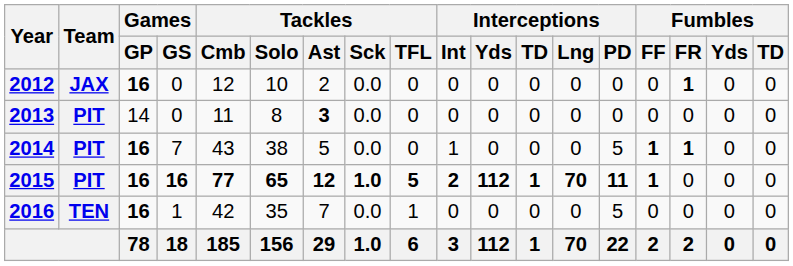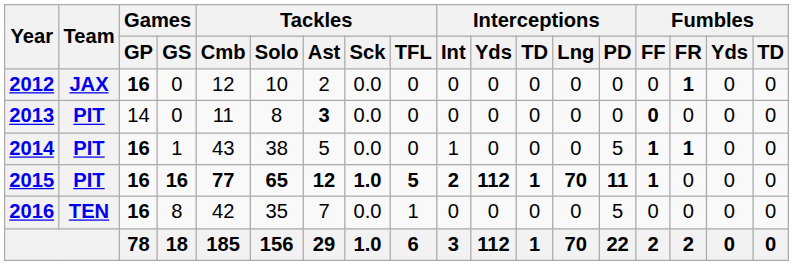(653, 116) normal -> (653, 116) bold
(177, 148) 7 -> (177, 148) 1
(177, 212) 1 -> (177, 212) 8
